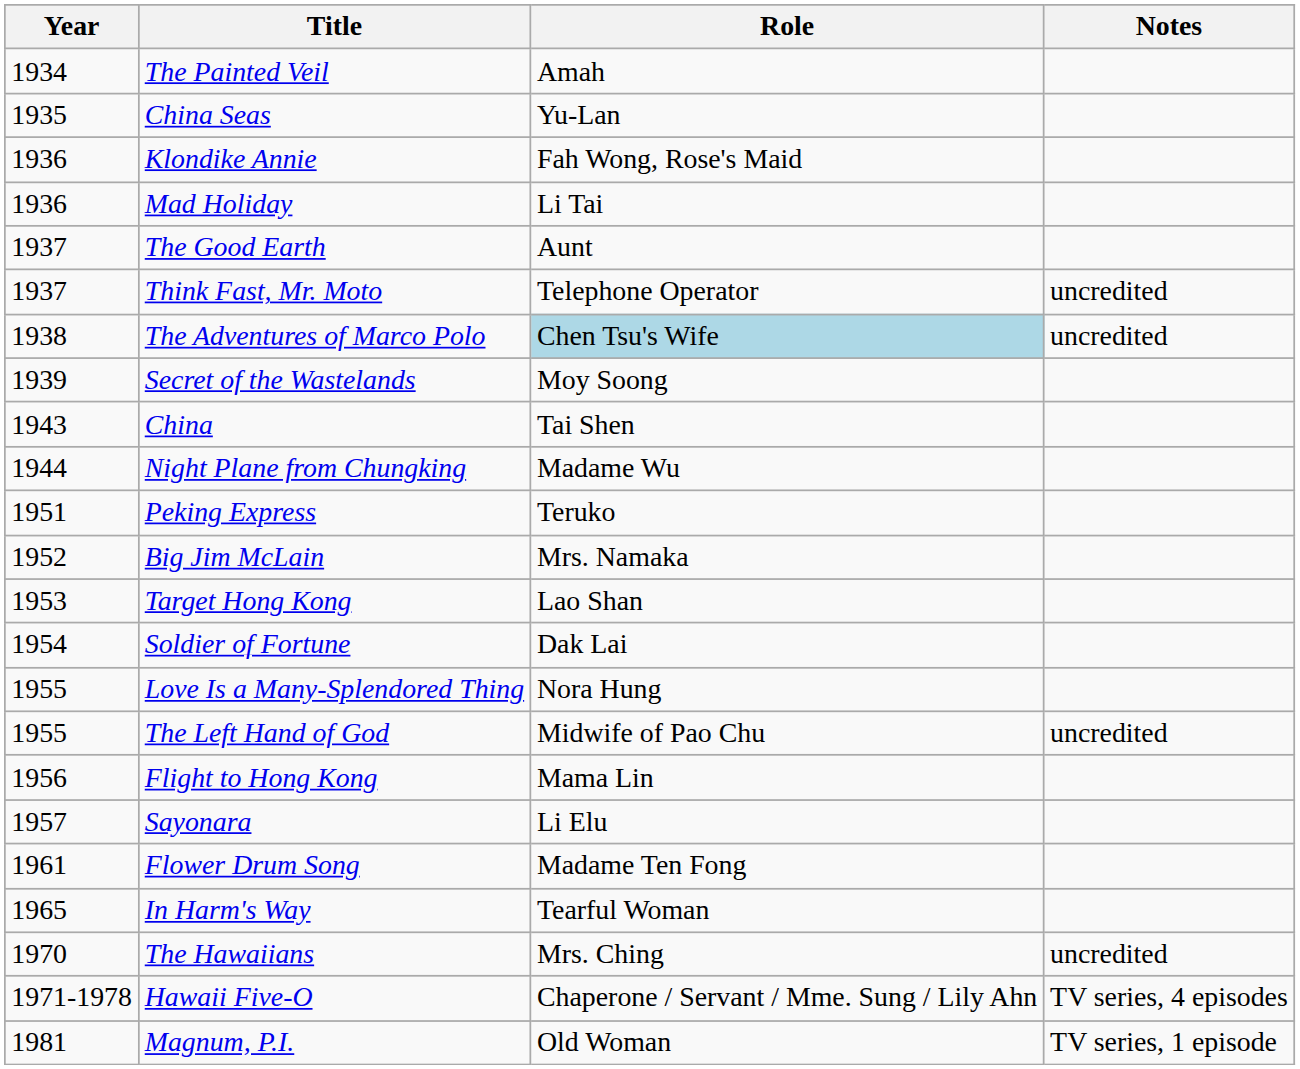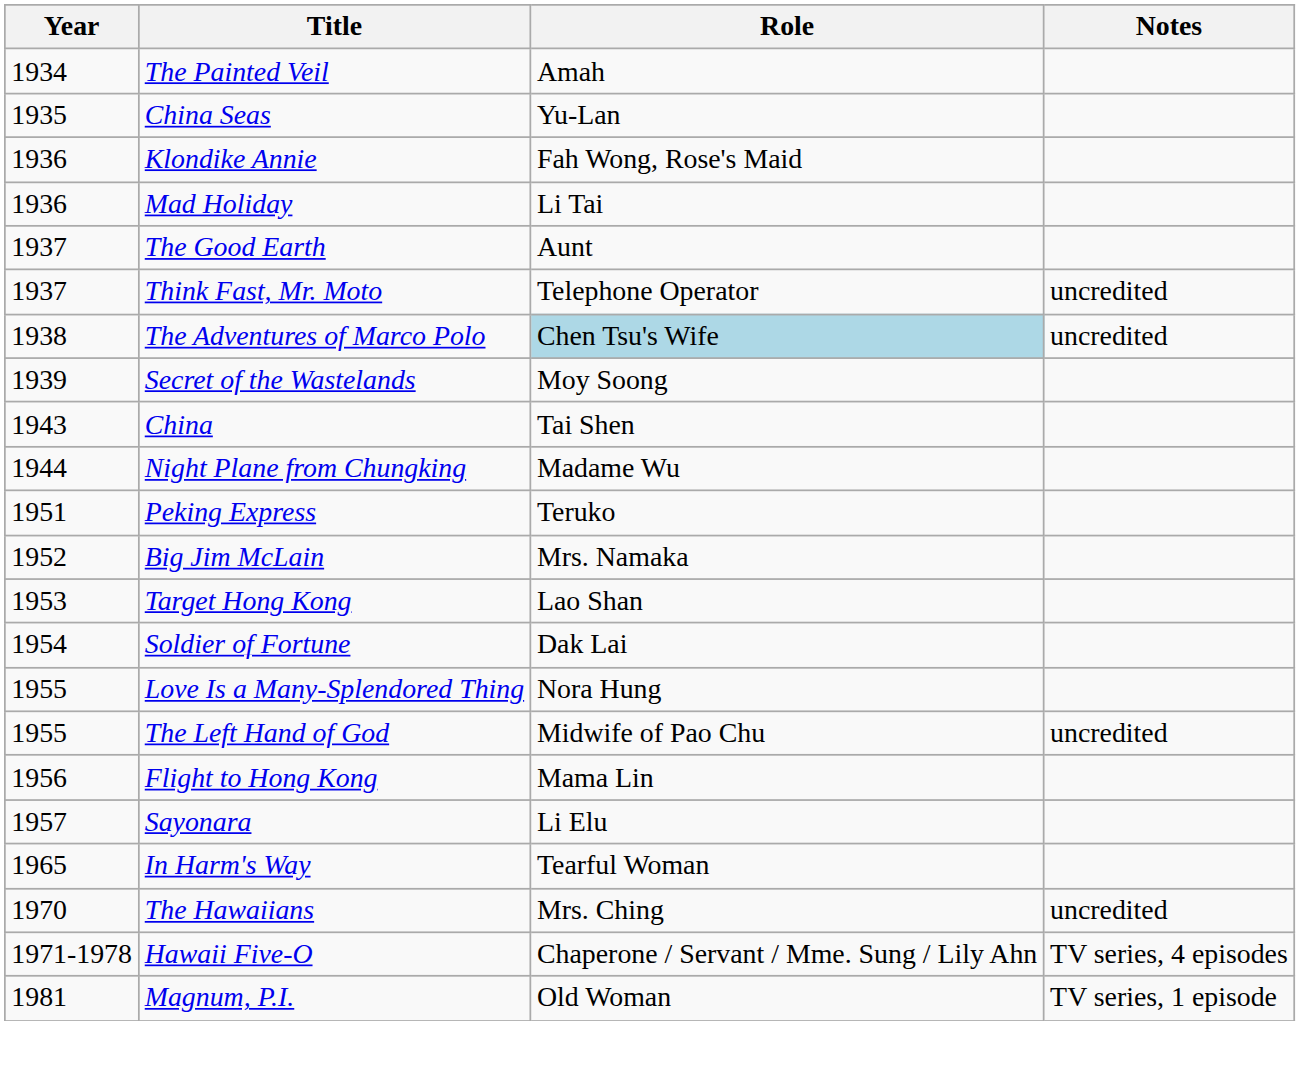- row: (252, 865)
